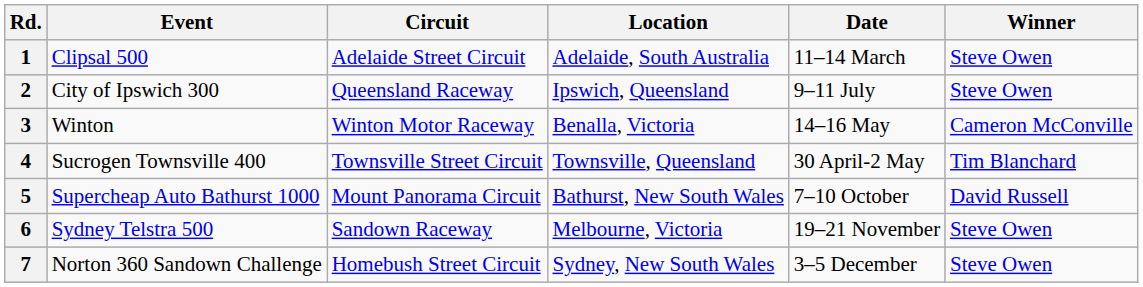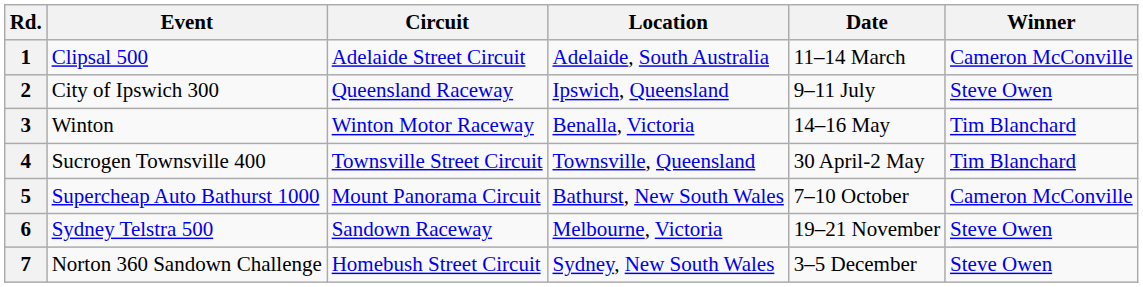(1001, 56) Steve Owen -> (1041, 56) Cameron McConville
(1041, 126) Cameron McConville -> (1013, 126) Tim Blanchard
(1009, 195) David Russell -> (1041, 195) Cameron McConville
